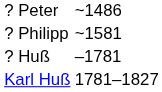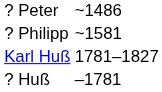rows swapped: (27, 56) <-> (37, 79)
